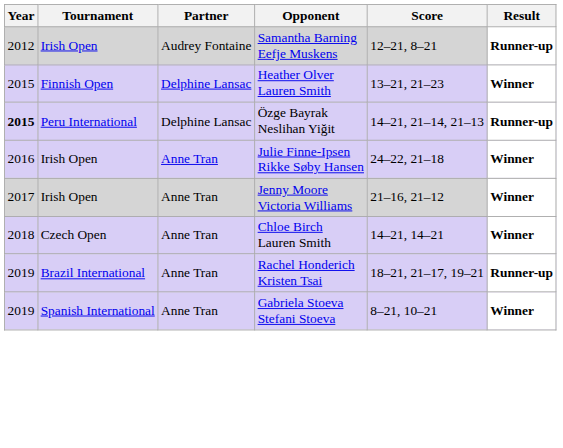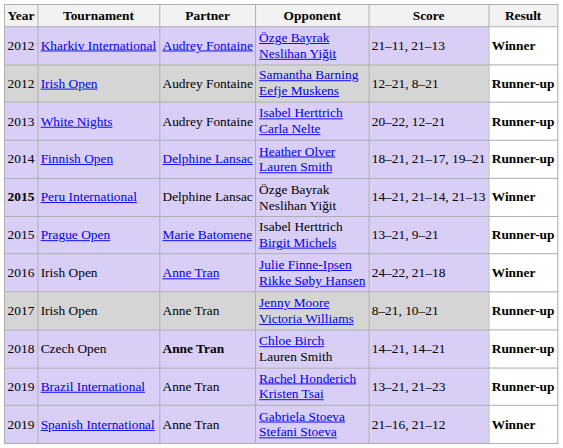+ row: (98, 45)
+ row: (77, 121)
(21, 83) 2015 -> (21, 159) 2014
(407, 83) 13–21, 21–23 -> (429, 159) 18–21, 21–17, 19–21
(512, 83) Winner -> (523, 159) Runner-up
(522, 121) Runner-up -> (514, 197) Winner
+ row: (75, 235)
(407, 197) 21–16, 21–12 -> (405, 311) 8–21, 10–21
(512, 197) Winner -> (523, 311) Runner-up
(189, 235) normal -> (193, 349) bold
(512, 235) Winner -> (523, 349) Runner-up
(427, 273) 18–21, 21–17, 19–21 -> (409, 387) 13–21, 21–23
(404, 311) 8–21, 10–21 -> (409, 424) 21–16, 21–12
